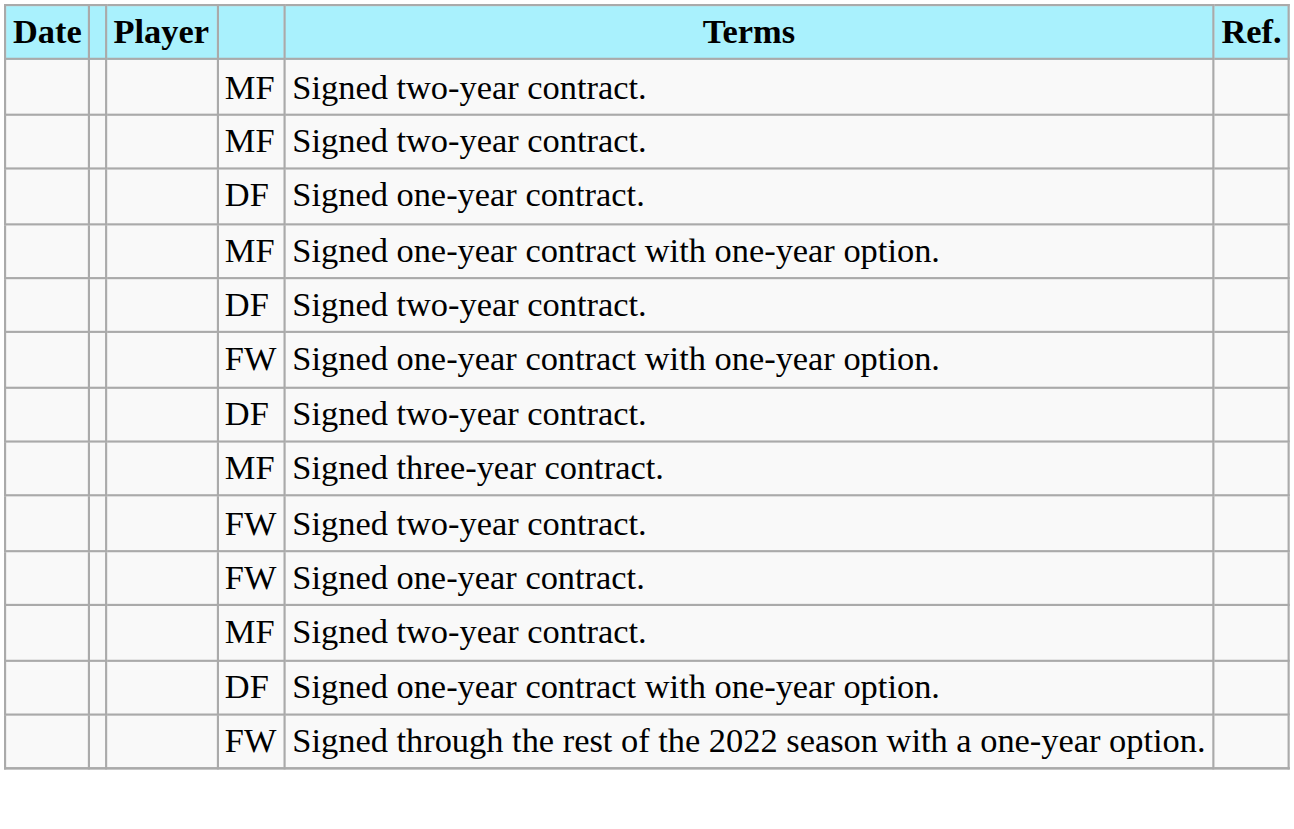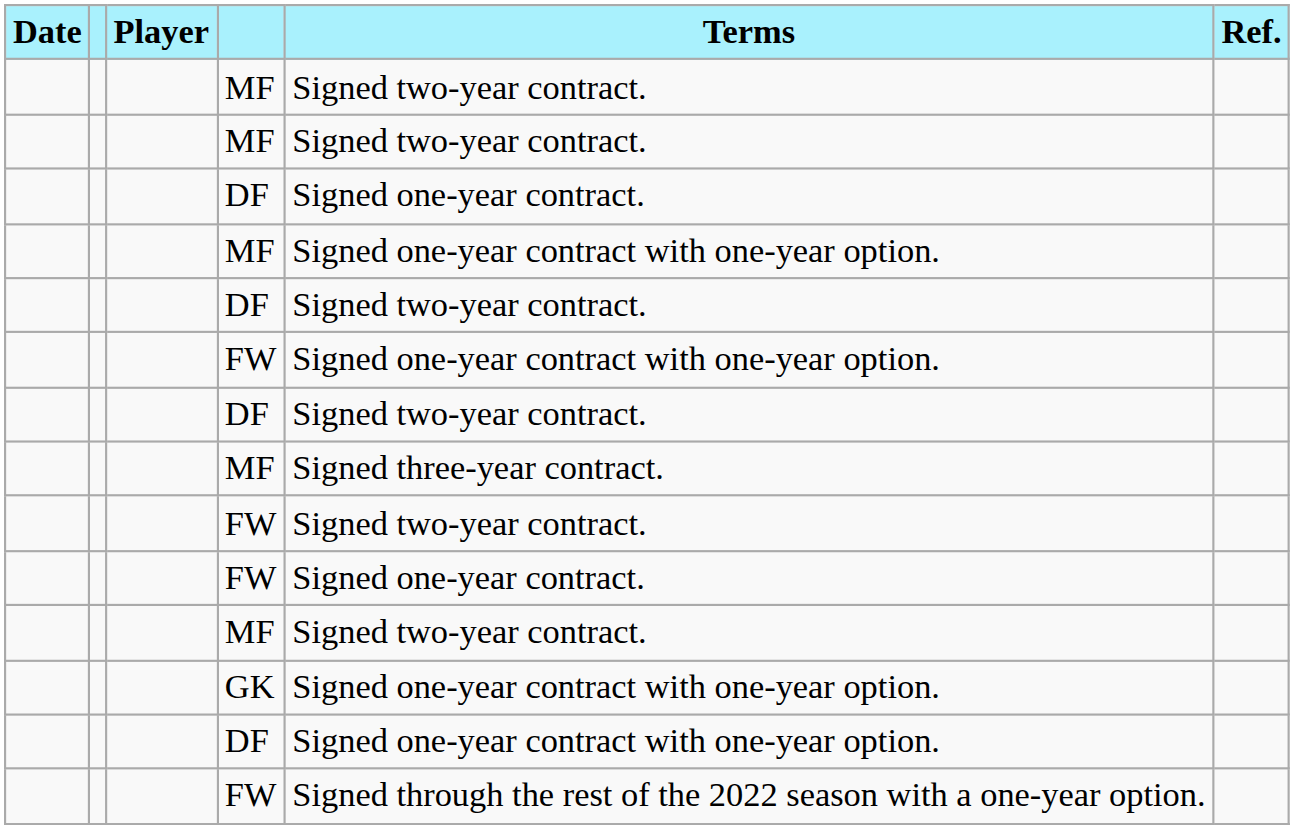+ row: (47, 687)
